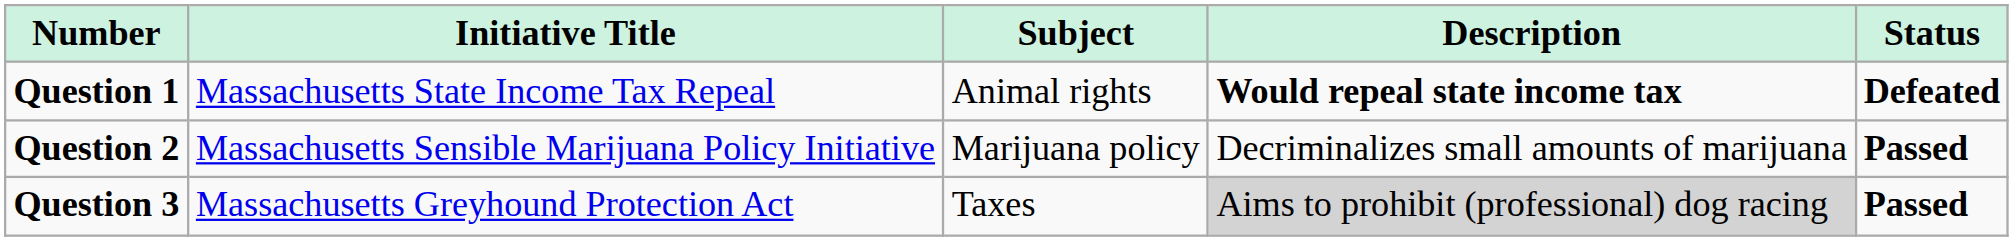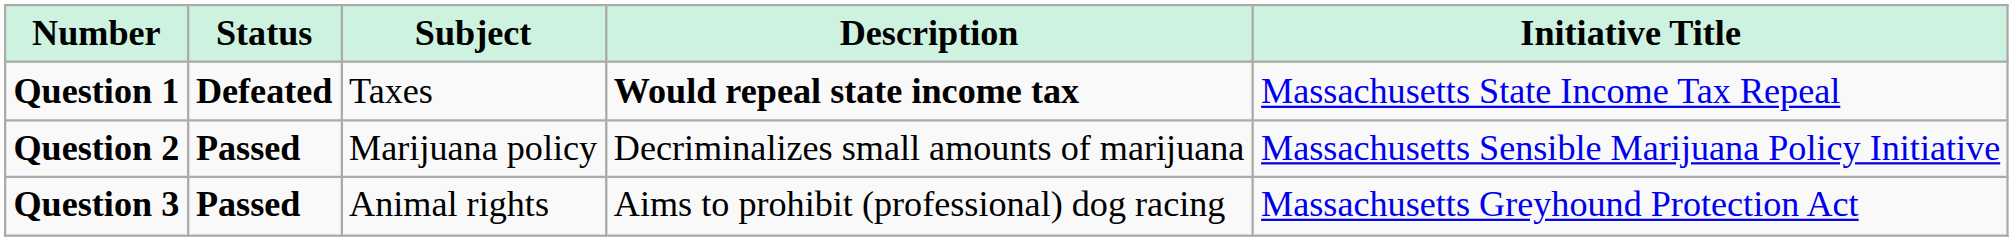columns swapped: (565, 33) <-> (1932, 33)
(1052, 90) Animal rights -> (391, 90) Taxes
(994, 205) Taxes -> (449, 205) Animal rights
(1522, 205) lightgrey background -> (920, 205) no background
